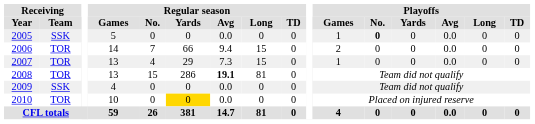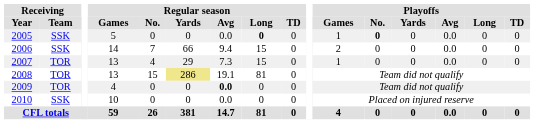(261, 36) normal -> (261, 36) bold
(60, 48) TOR -> (60, 48) SSK
(188, 74) no background -> (188, 74) khaki background
(226, 74) bold -> (226, 74) normal
(60, 87) SSK -> (60, 87) TOR
(226, 87) normal -> (226, 87) bold
(60, 100) TOR -> (60, 100) SSK
(188, 100) gold background -> (188, 100) no background
